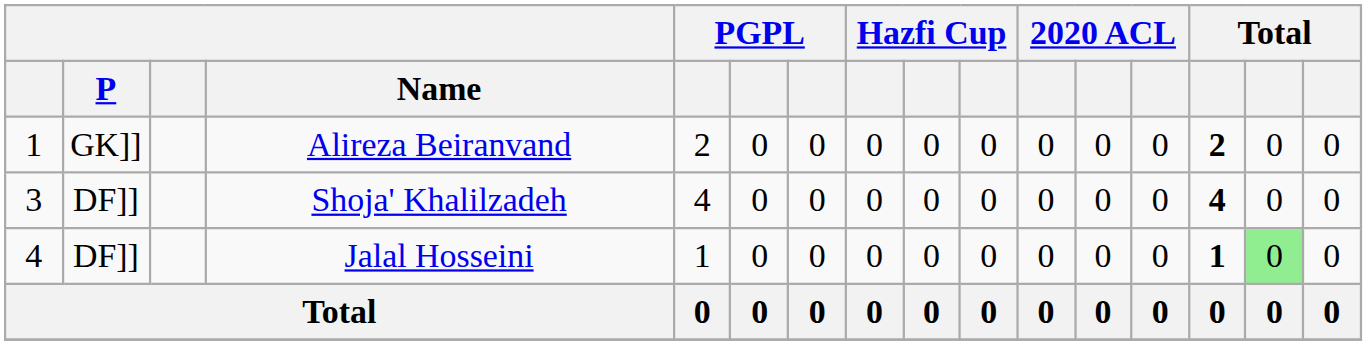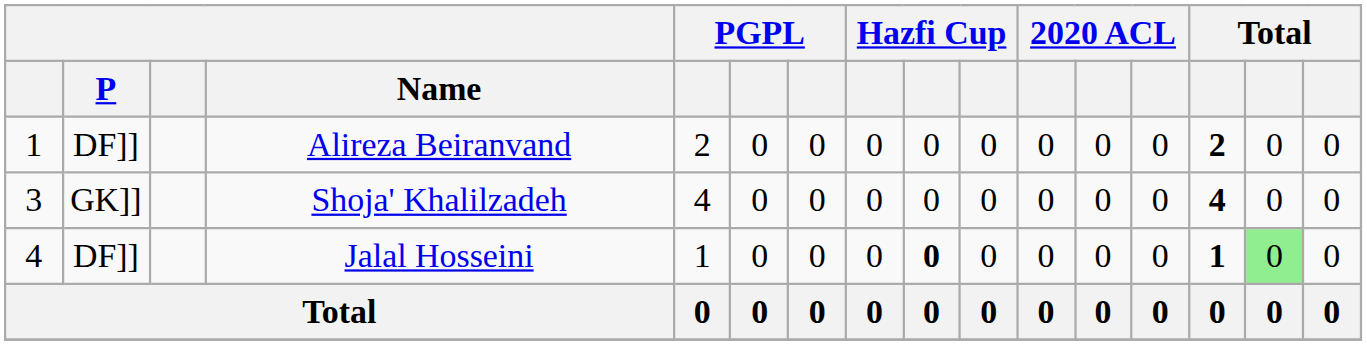(106, 144) GK]] -> (106, 144) DF]]
(106, 200) DF]] -> (106, 200) GK]]
(932, 256) normal -> (932, 256) bold
